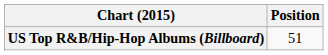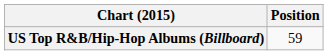(295, 38) 51 -> (295, 38) 59
